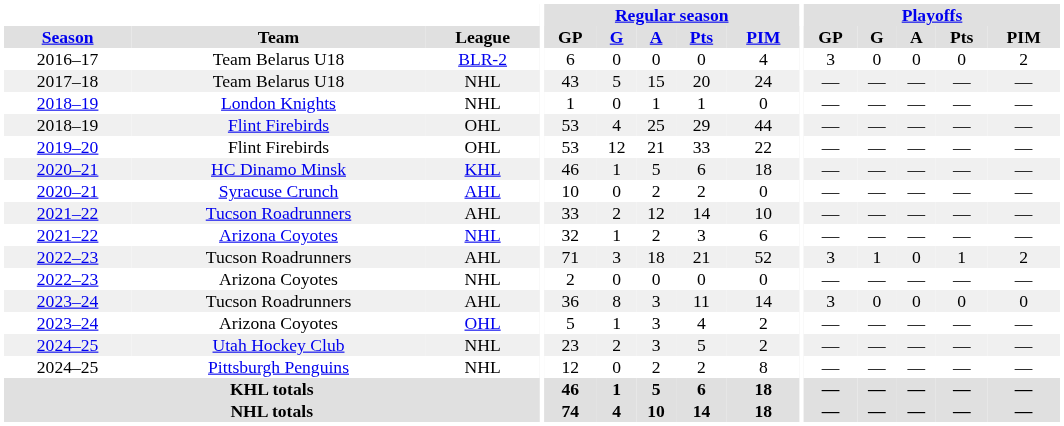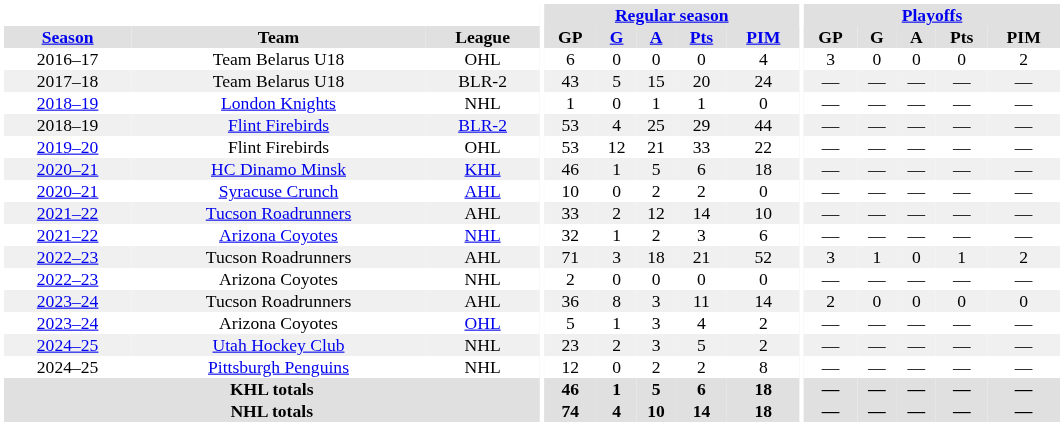(483, 58) BLR-2 -> (483, 58) OHL
(483, 80) NHL -> (483, 80) BLR-2
(483, 124) OHL -> (483, 124) BLR-2
(831, 300) 3 -> (831, 300) 2
